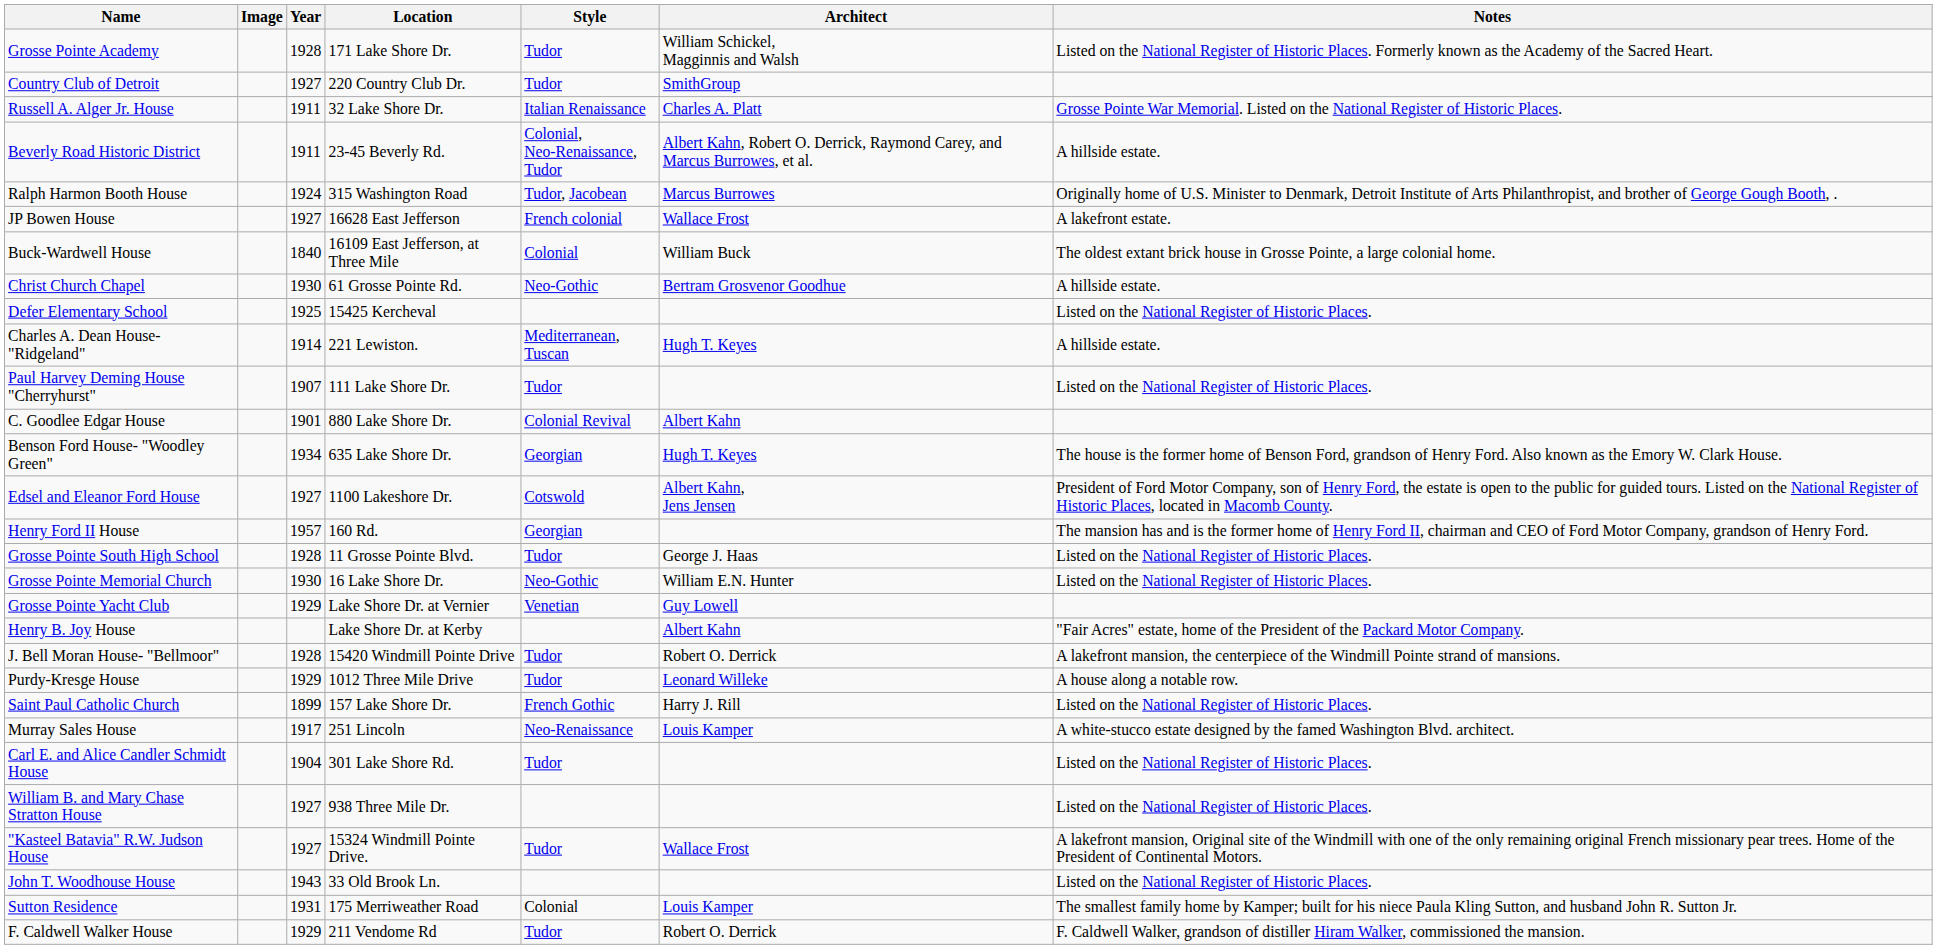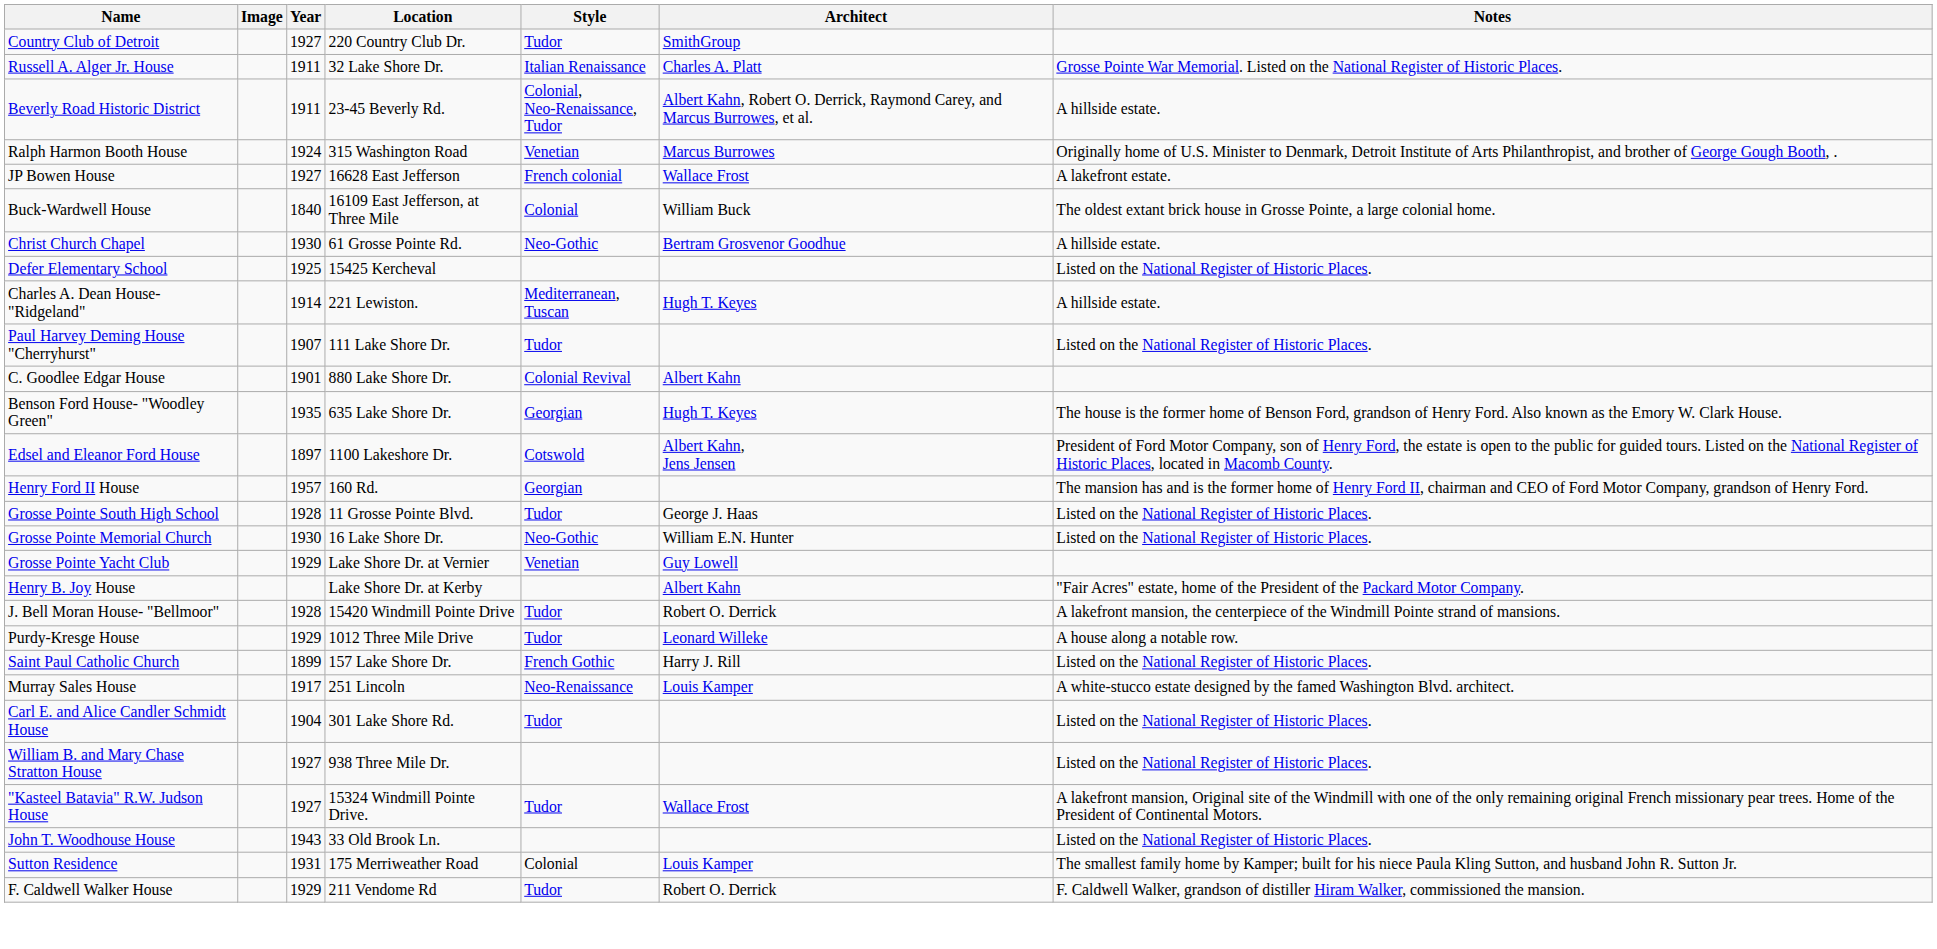- row: (83, 50)
(575, 194) Tudor, Jacobean -> (552, 151) Venetian
(306, 454) 1934 -> (306, 412) 1935
(306, 497) 1927 -> (306, 454) 1897
